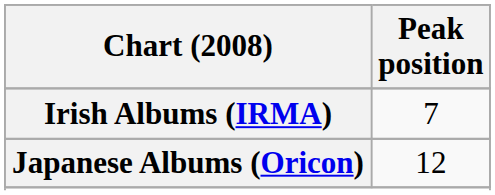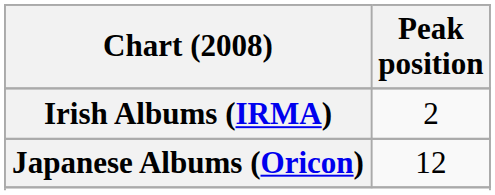(431, 113) 7 -> (431, 113) 2
